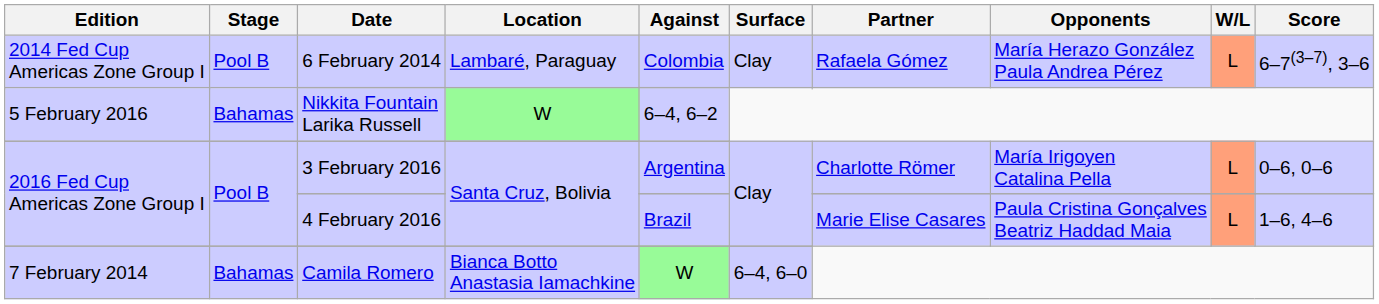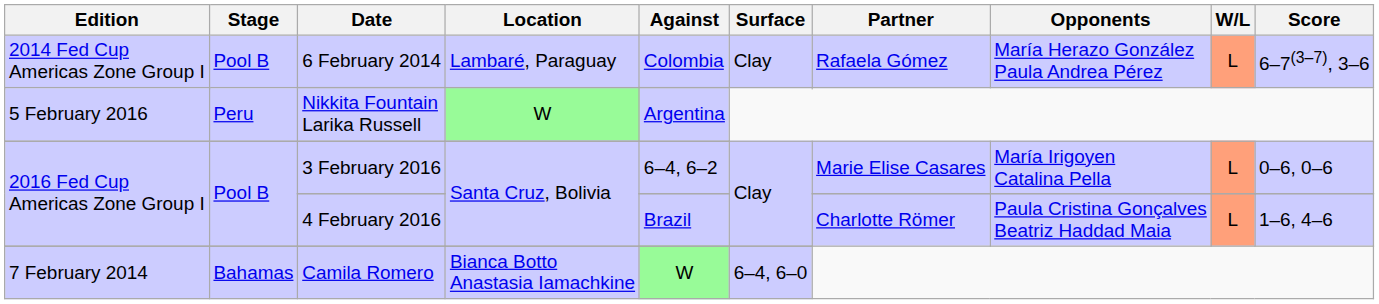(253, 113) Bahamas -> (233, 113) Peru
(681, 113) 6–4, 6–2 -> (684, 113) Argentina
(684, 166) Argentina -> (681, 166) 6–4, 6–2
(886, 166) Charlotte Römer -> (901, 166) Marie Elise Casares
(901, 219) Marie Elise Casares -> (886, 219) Charlotte Römer
